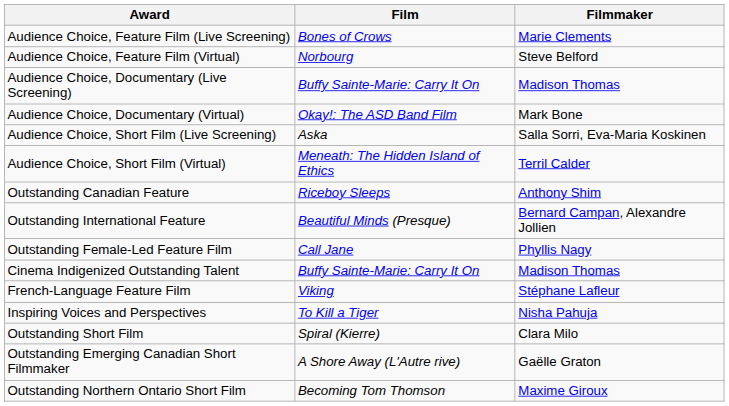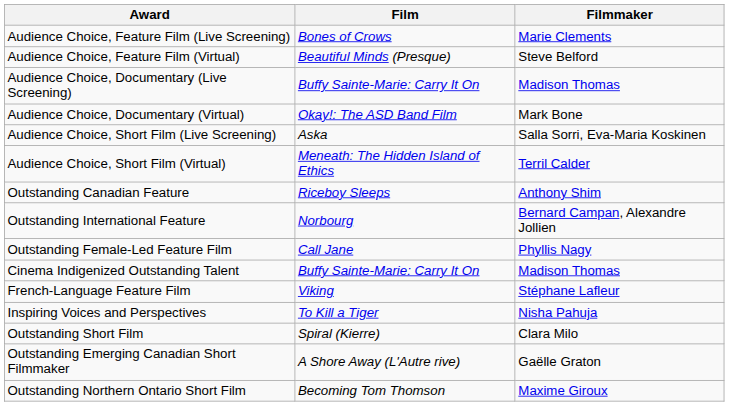(326, 57) Norbourg -> (374, 57) Beautiful Minds (Presque)
(374, 220) Beautiful Minds (Presque) -> (326, 220) Norbourg
